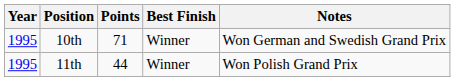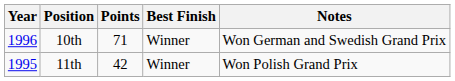(22, 40) 1995 -> (22, 40) 1996
(120, 64) 44 -> (120, 64) 42
